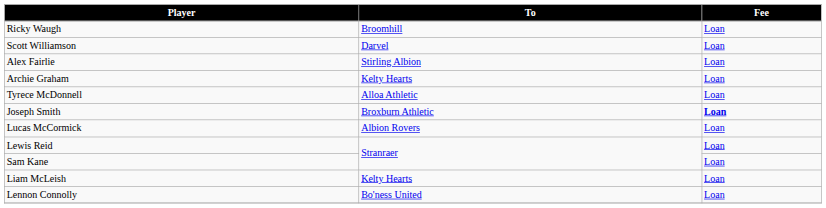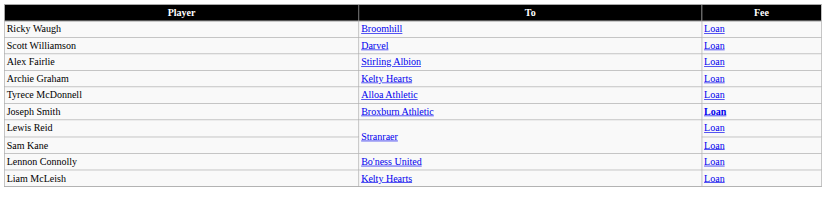- row: (44, 128)
rows swapped: (36, 178) <-> (42, 194)
